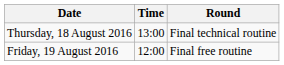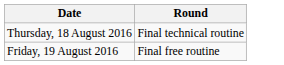- column: (151, 13)
